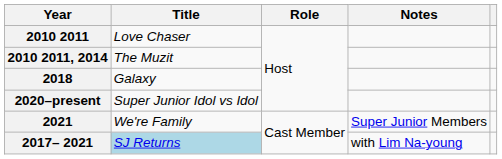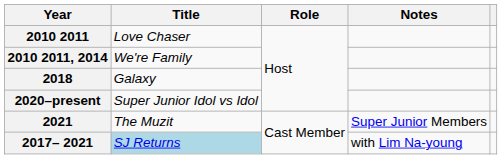(143, 57) The Muzit -> (153, 57) We're Family
(153, 121) We're Family -> (143, 121) The Muzit
